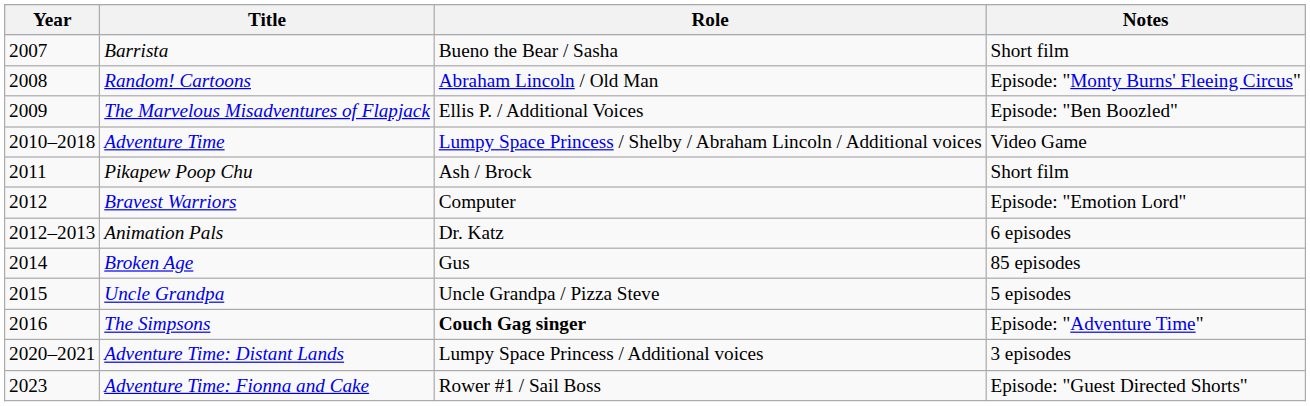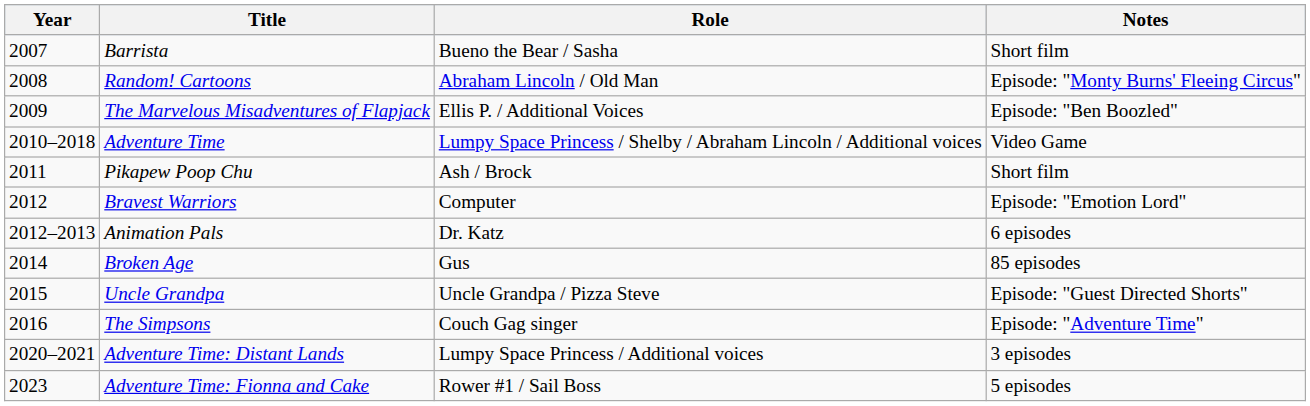(1031, 293) 5 episodes -> (1119, 293) Episode: "Guest Directed Shorts"
(512, 324) bold -> (508, 324) normal
(1119, 385) Episode: "Guest Directed Shorts" -> (1031, 385) 5 episodes
